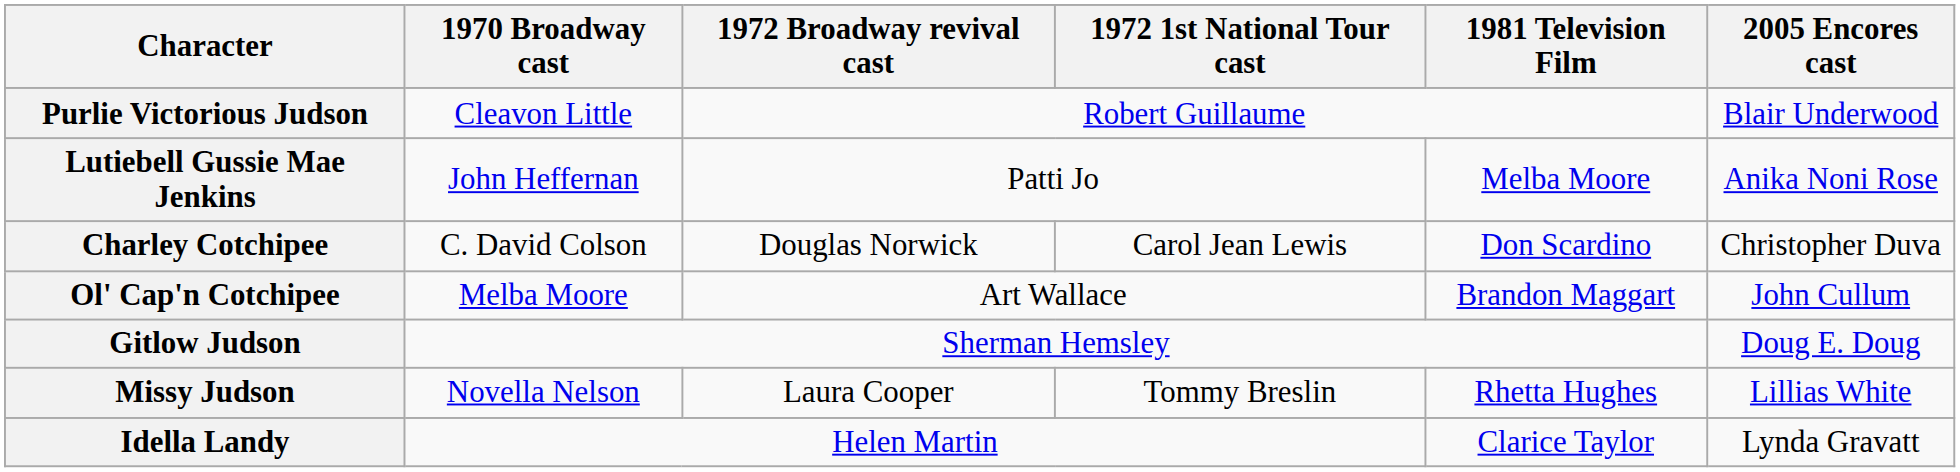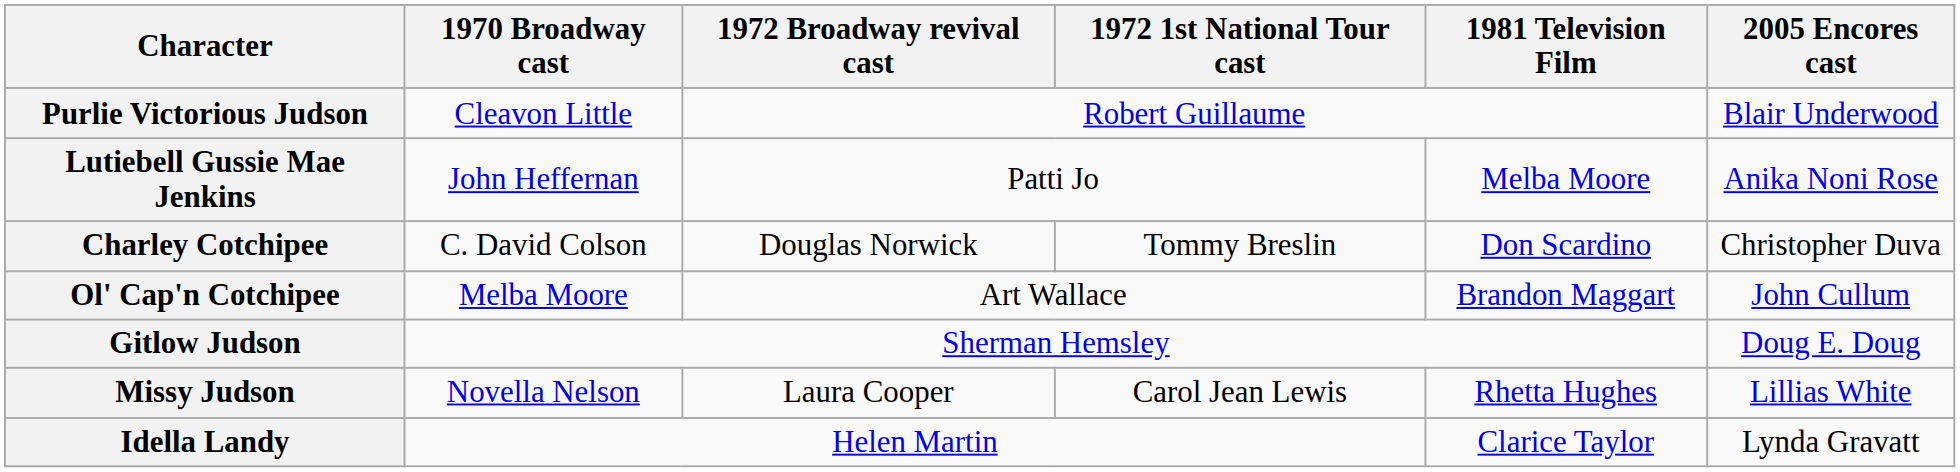(1240, 245) Carol Jean Lewis -> (1240, 245) Tommy Breslin
(1240, 392) Tommy Breslin -> (1240, 392) Carol Jean Lewis
